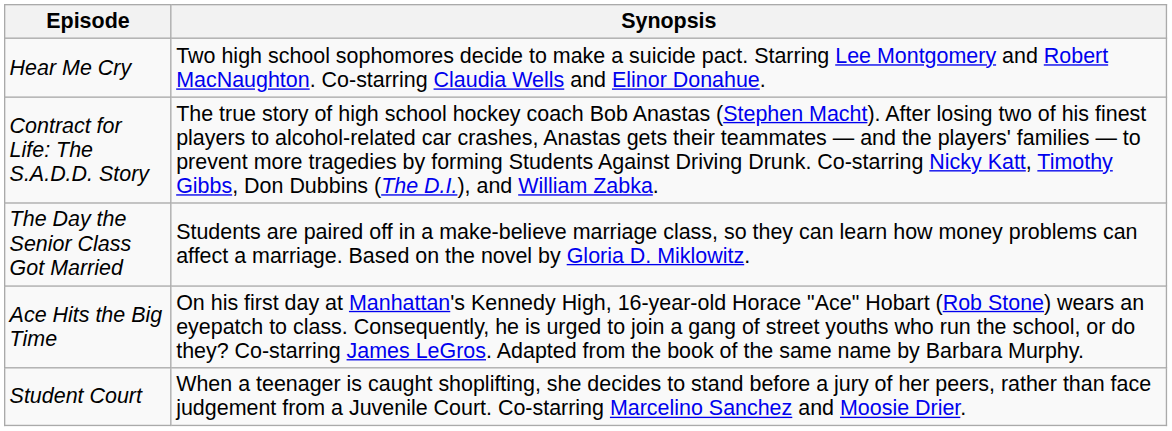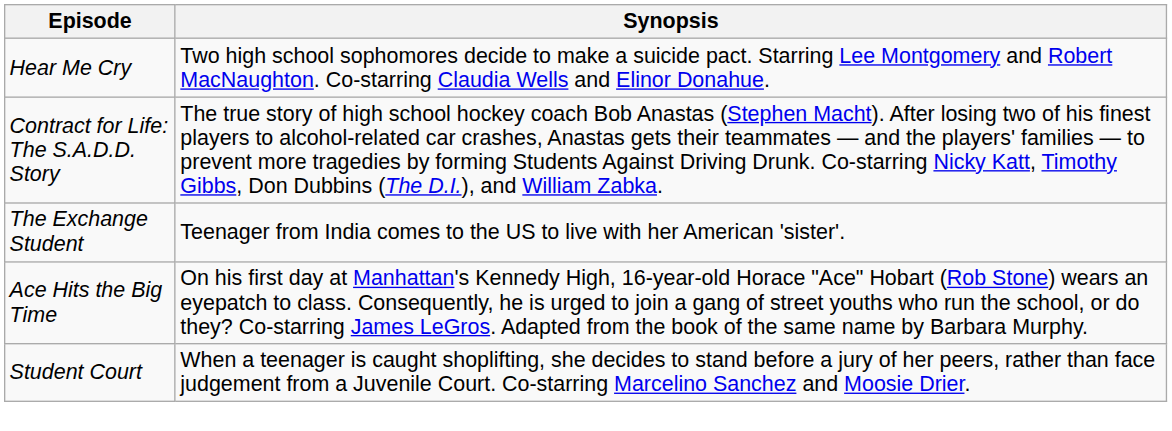+ row: (79, 232)
- row: (70, 244)
